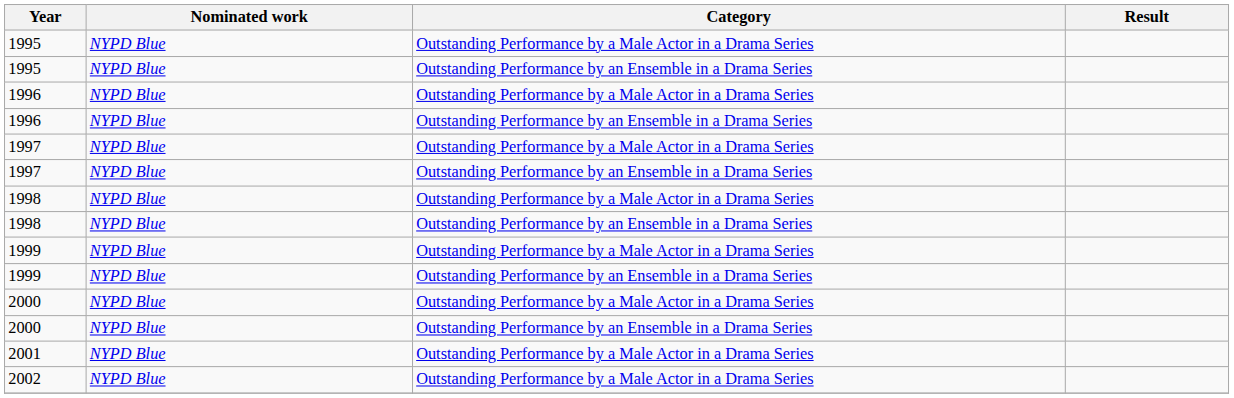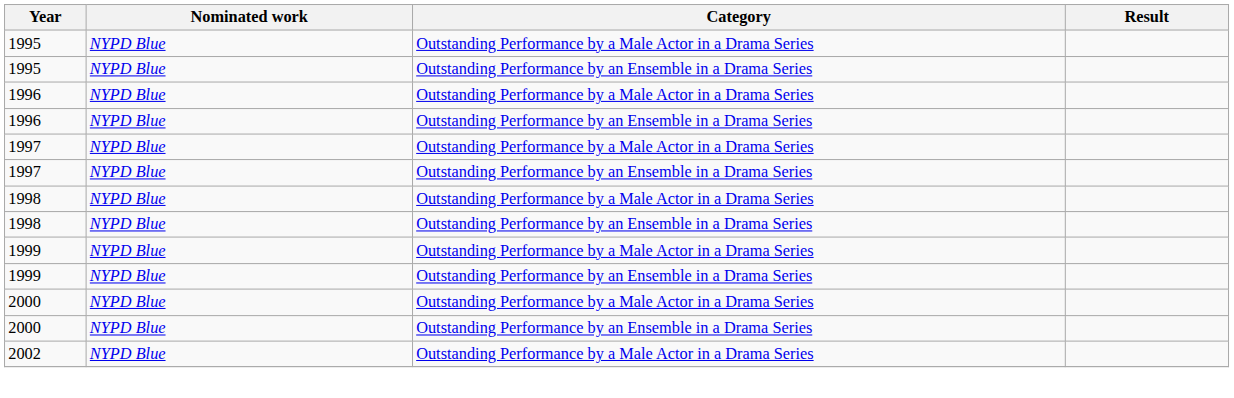- row: (25, 353)
